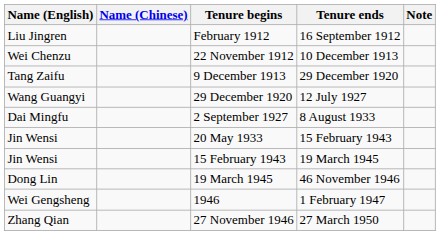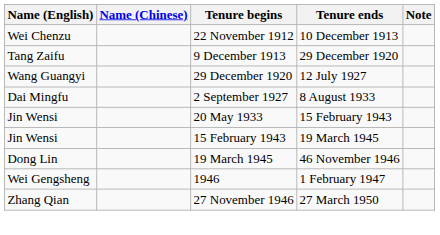- row: (232, 35)
